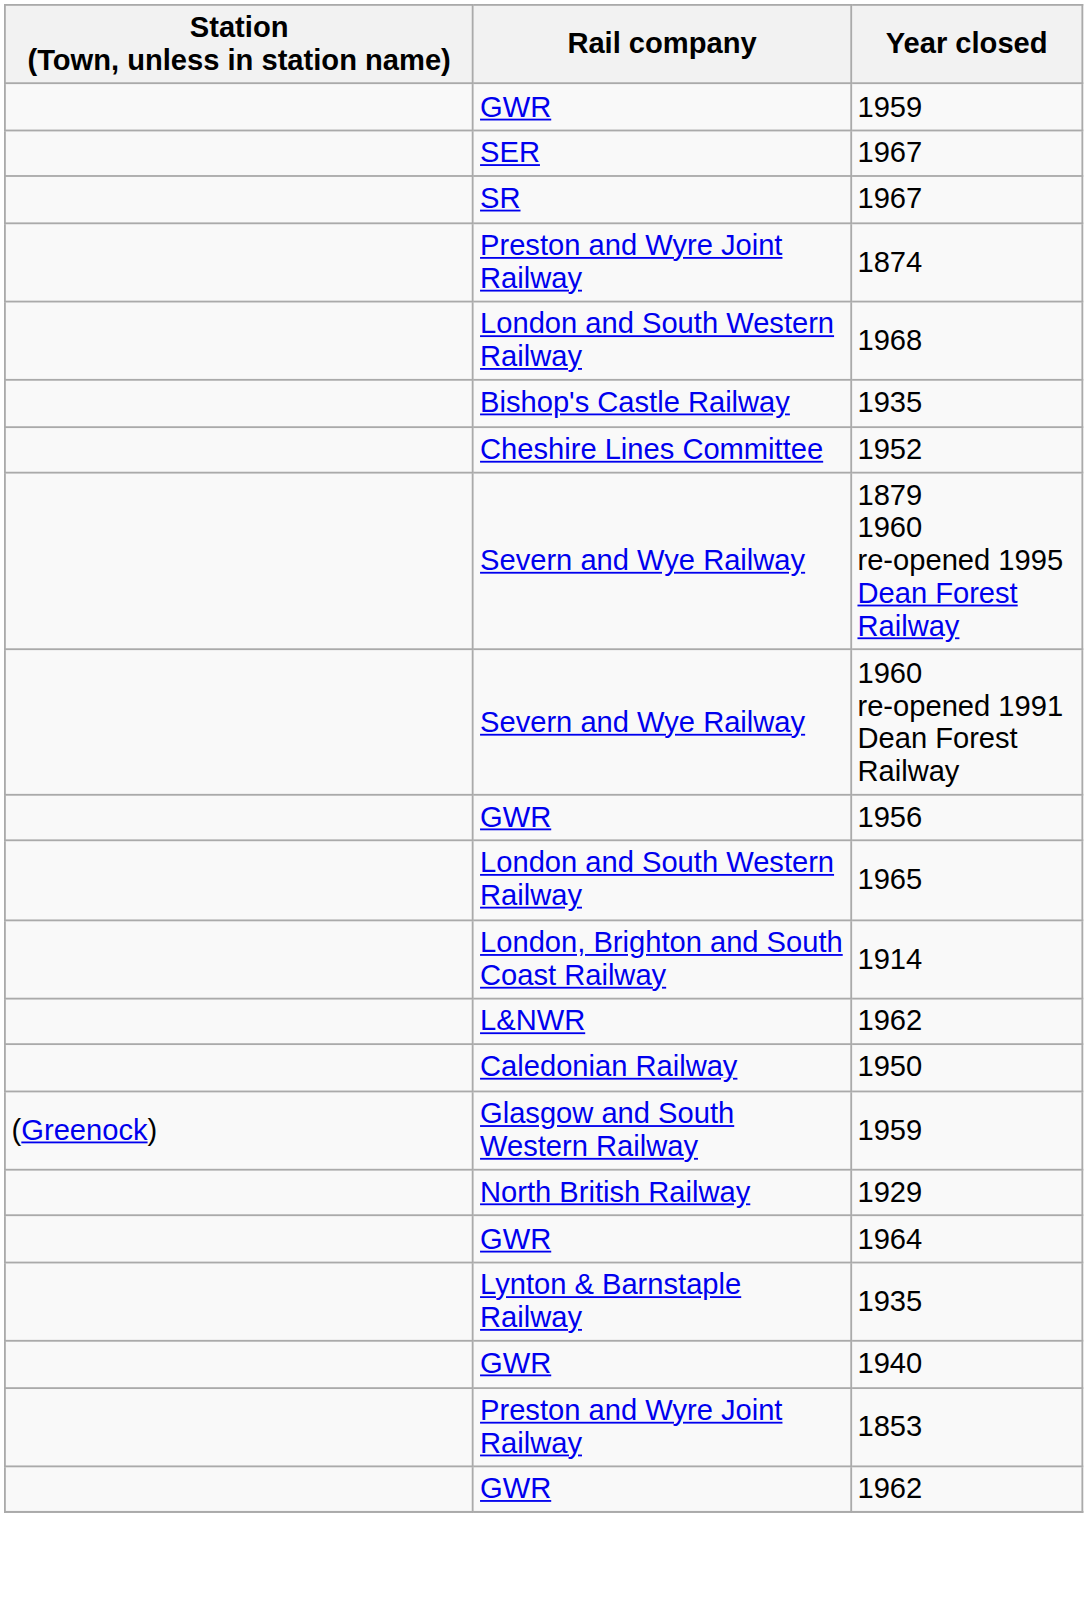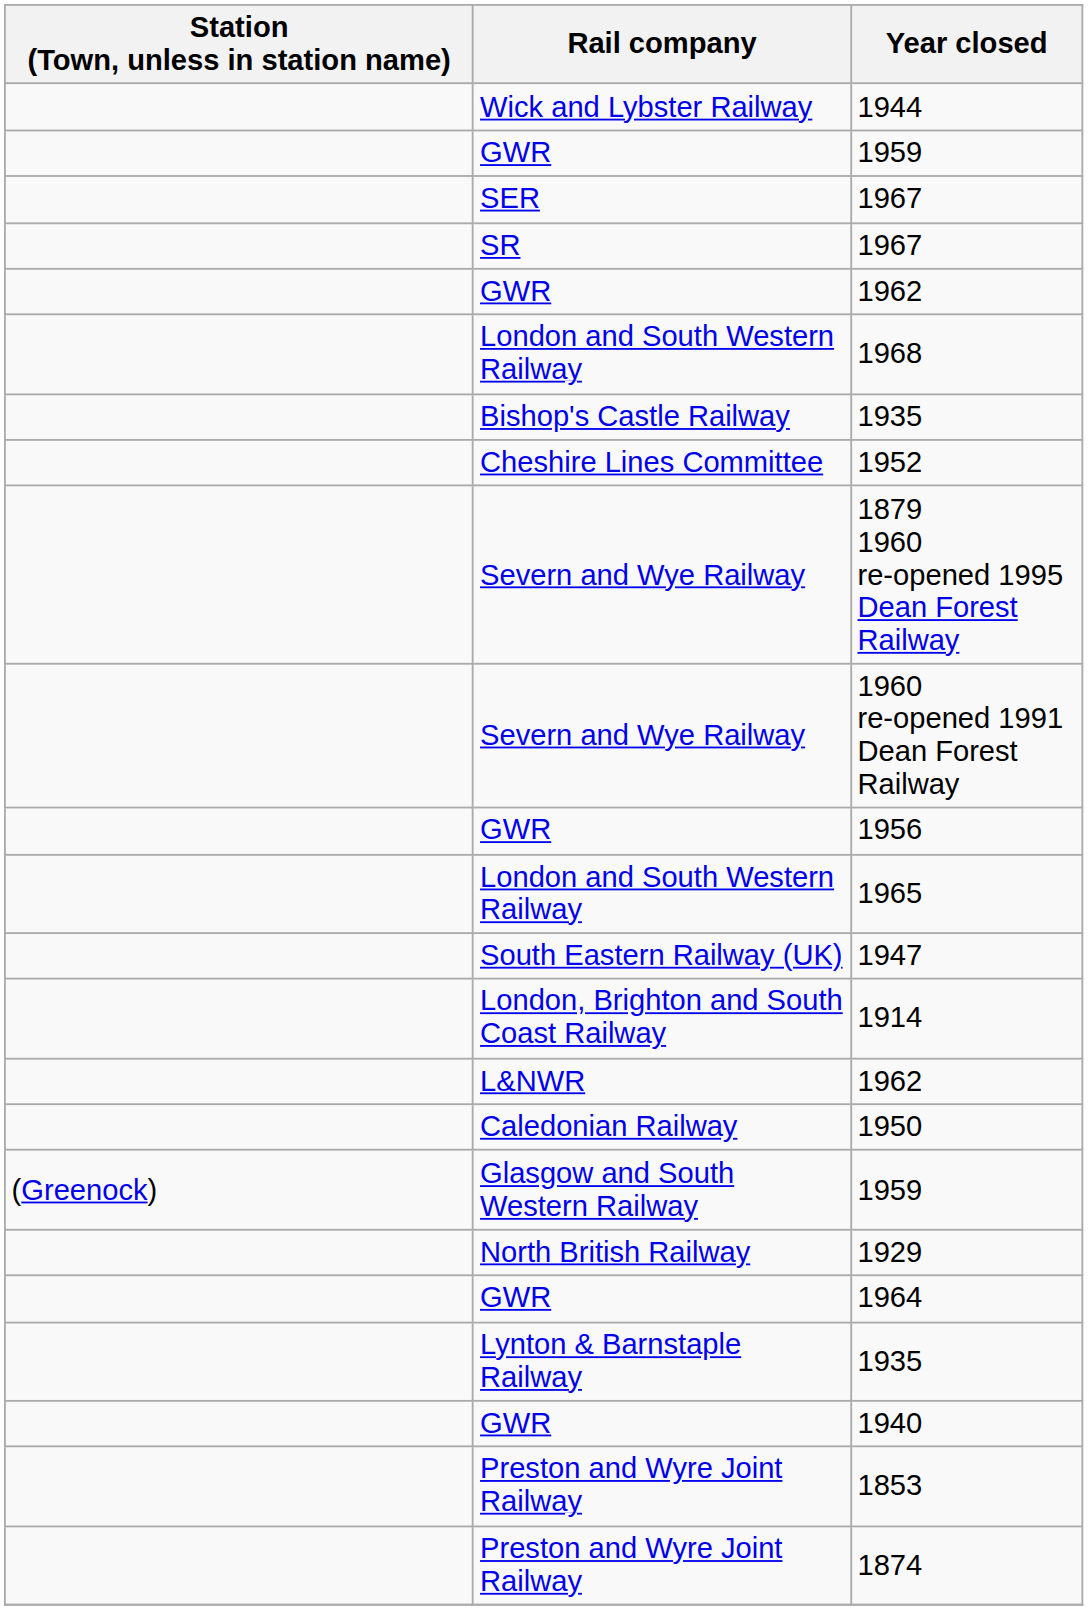+ row: (646, 106)
rows swapped: (516, 1488) <-> (631, 261)
+ row: (661, 955)
